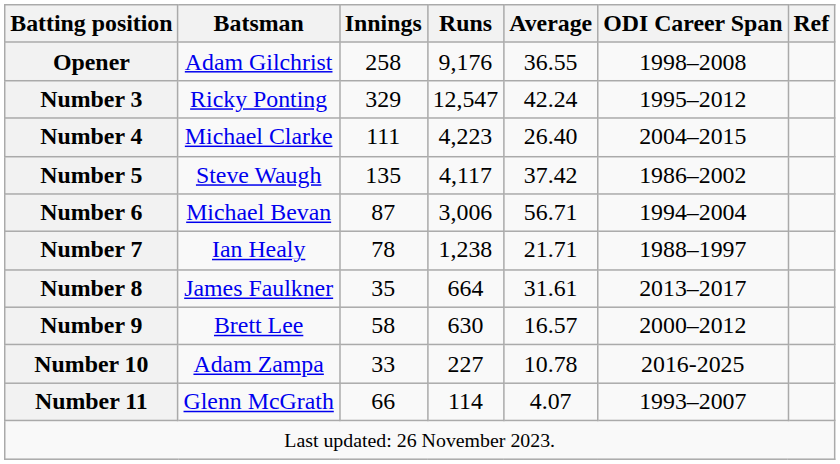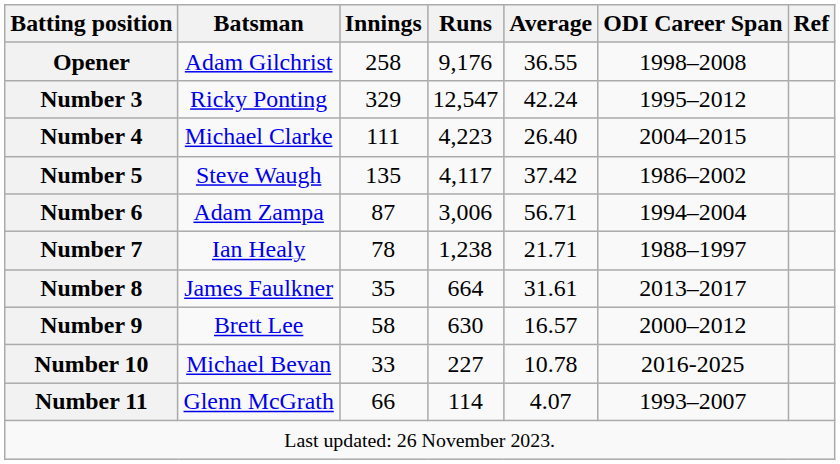(259, 212) Michael Bevan -> (259, 212) Adam Zampa
(259, 363) Adam Zampa -> (259, 363) Michael Bevan
